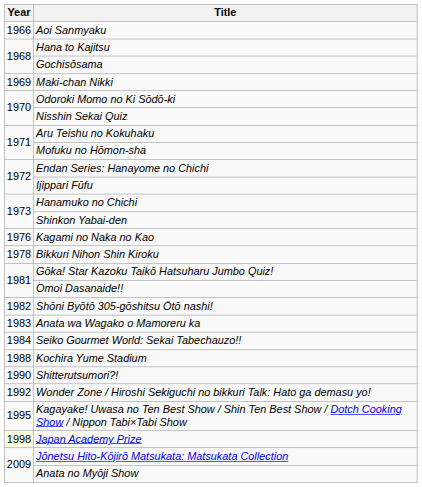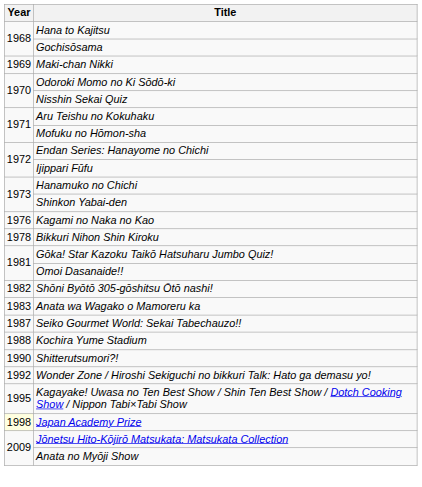- row: (71, 30)
(19, 340) 1984 -> (19, 323) 1987
